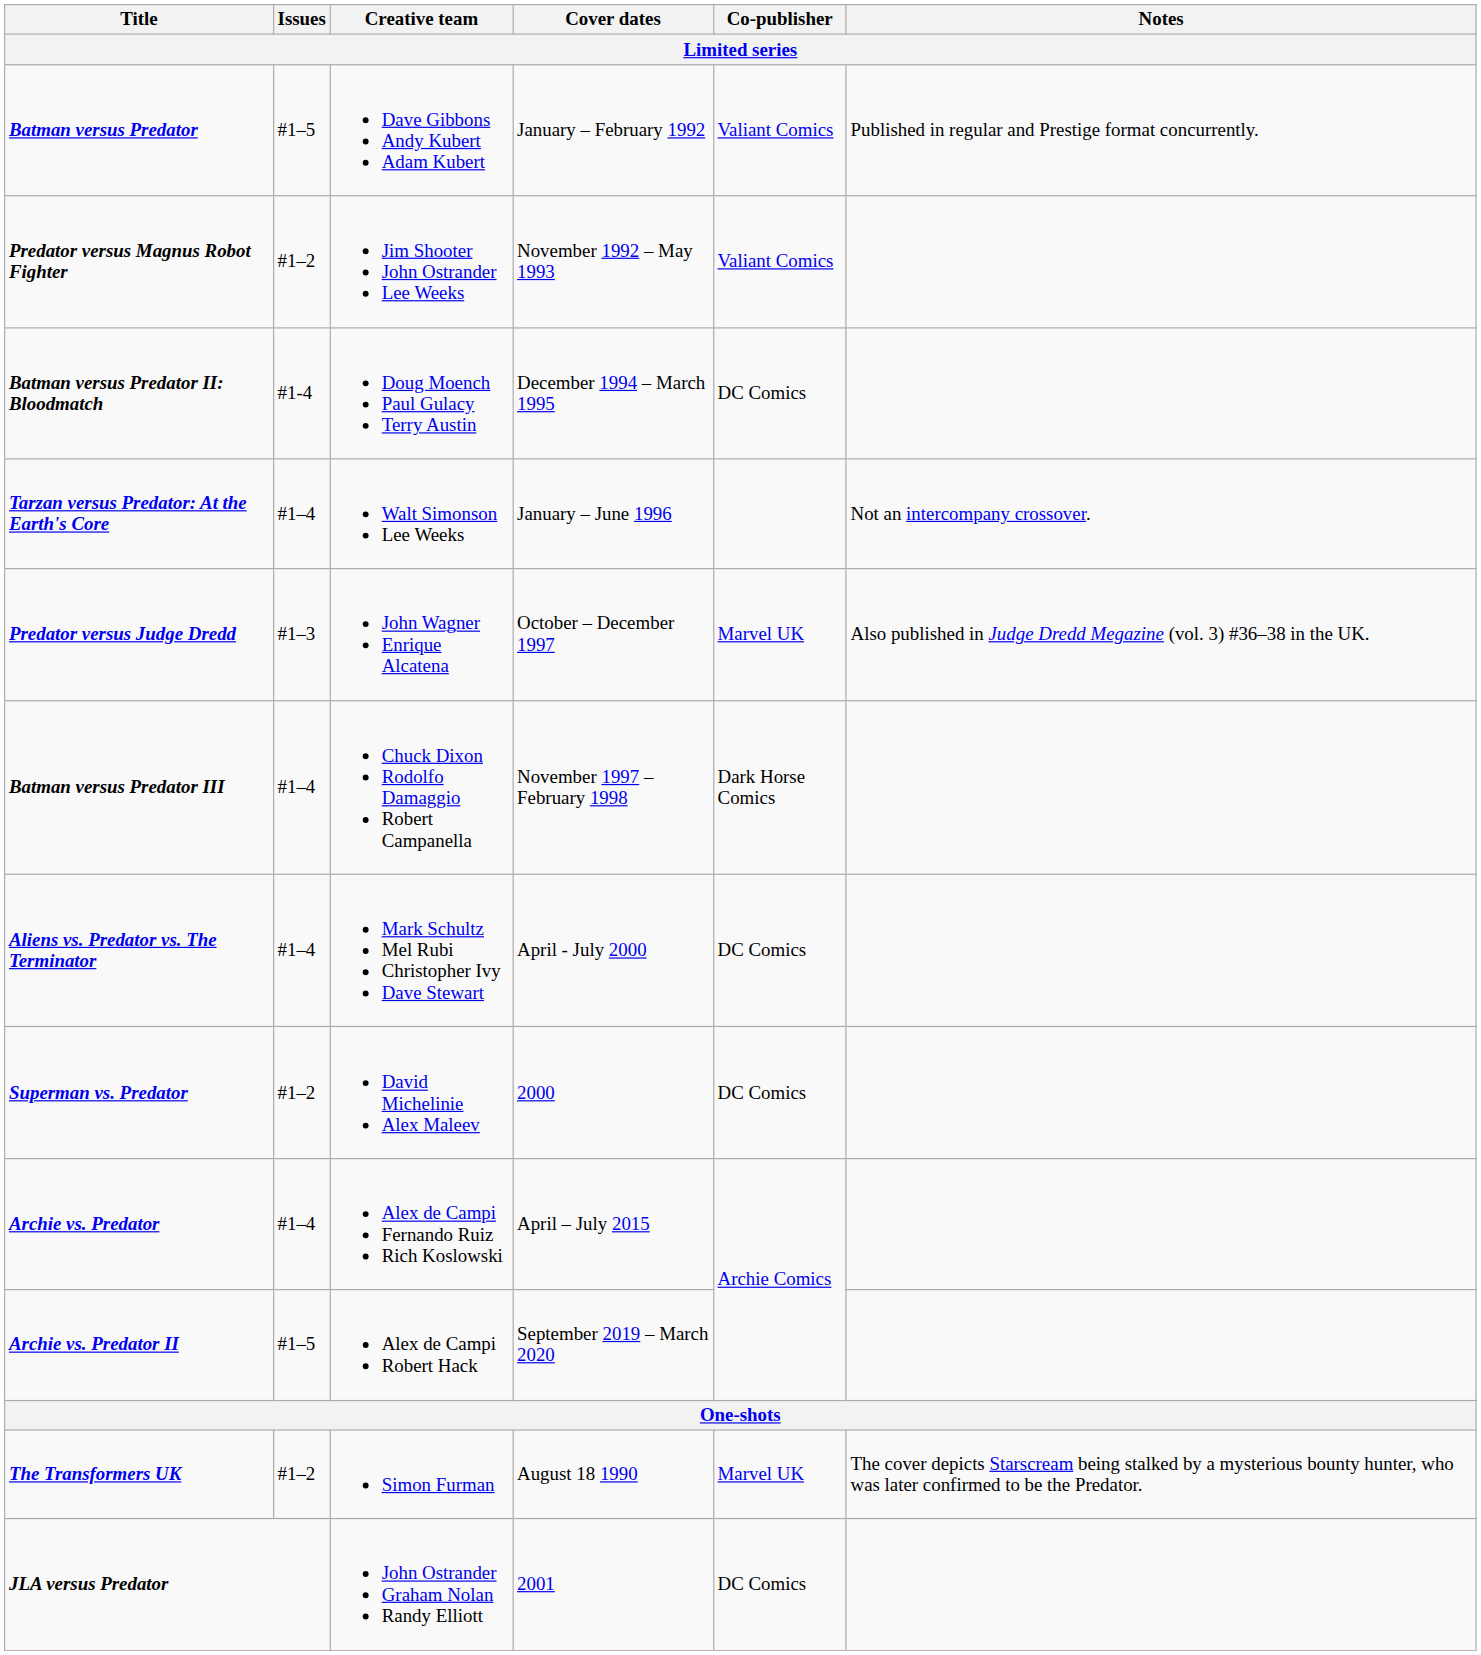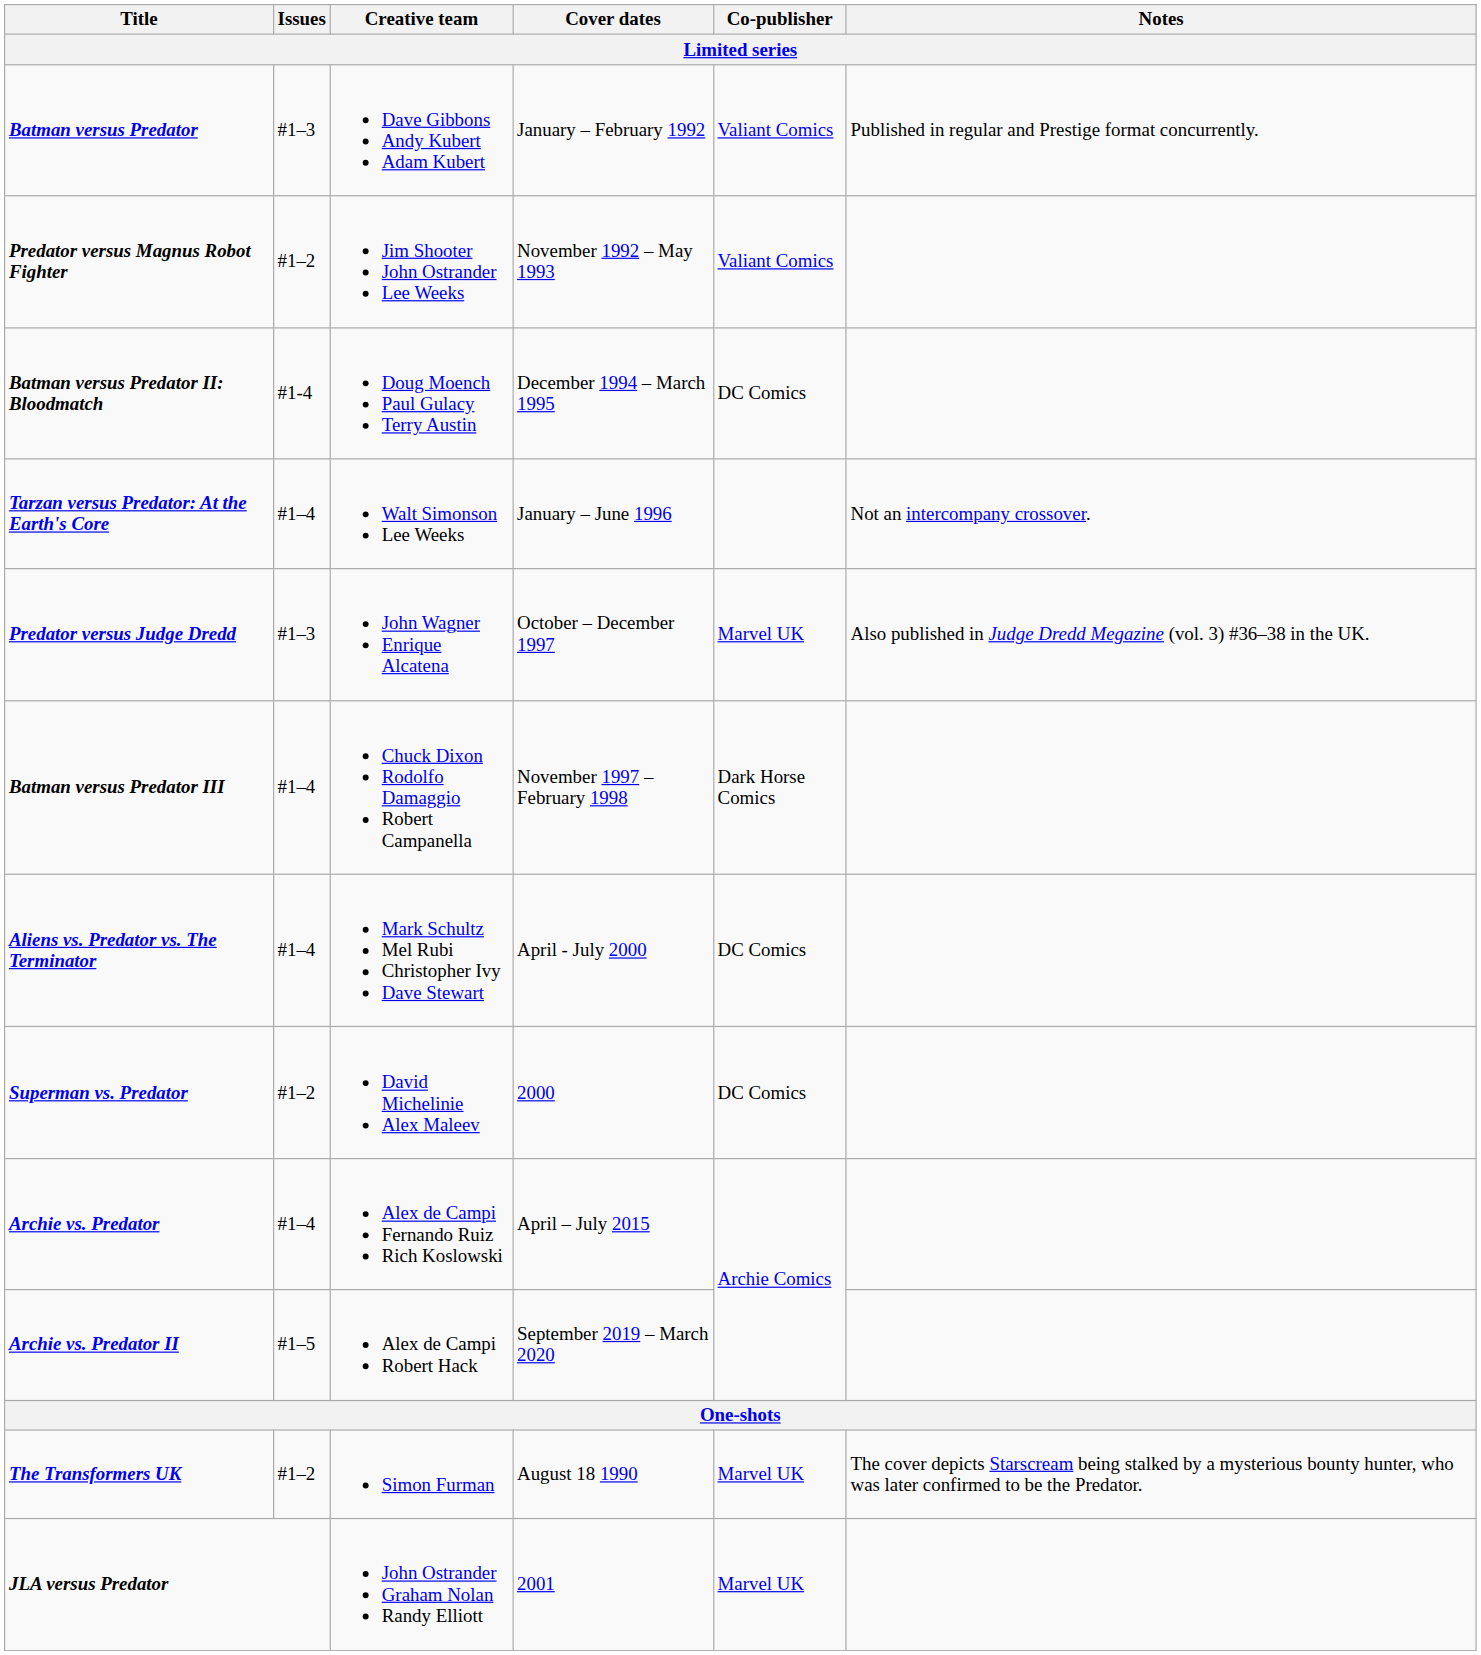(296, 130) #1–5 -> (296, 130) #1–3
(762, 1584) DC Comics -> (761, 1584) Marvel UK
